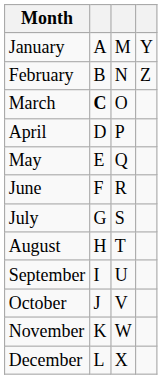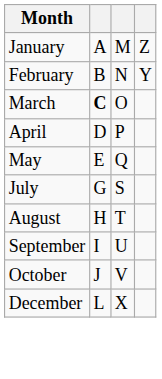(146, 47) Y -> (144, 47) Z
(145, 75) Z -> (145, 75) Y
- row: (25, 189)
- row: (47, 331)
